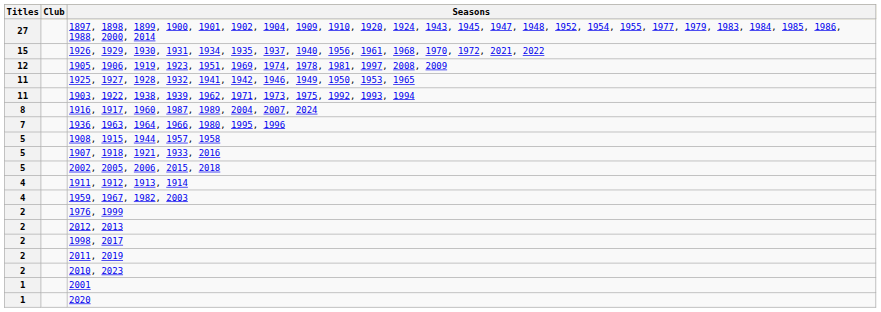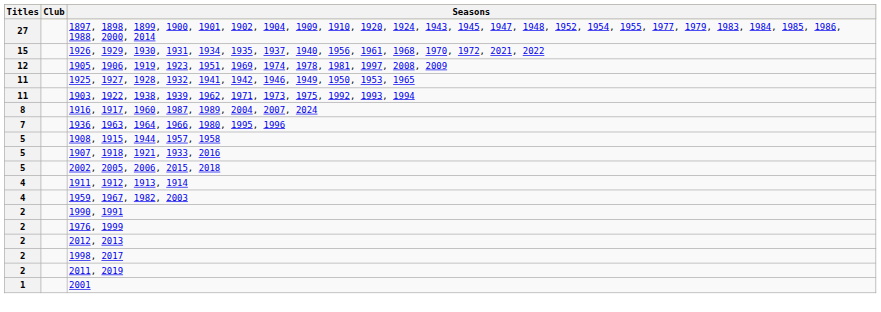+ row: (96, 212)
- row: (96, 271)
- row: (80, 300)
